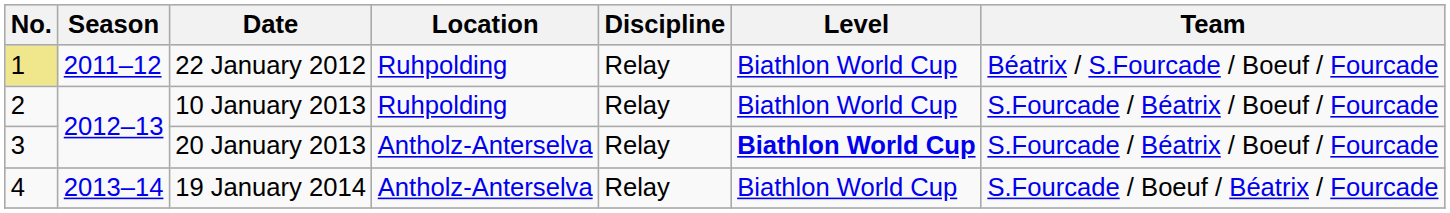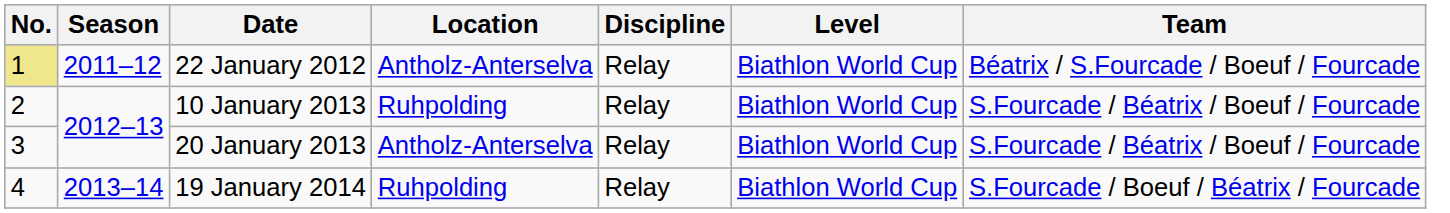(443, 65) Ruhpolding -> (485, 65) Antholz-Anterselva
(856, 146) bold -> (847, 146) normal
(485, 187) Antholz-Anterselva -> (443, 187) Ruhpolding
